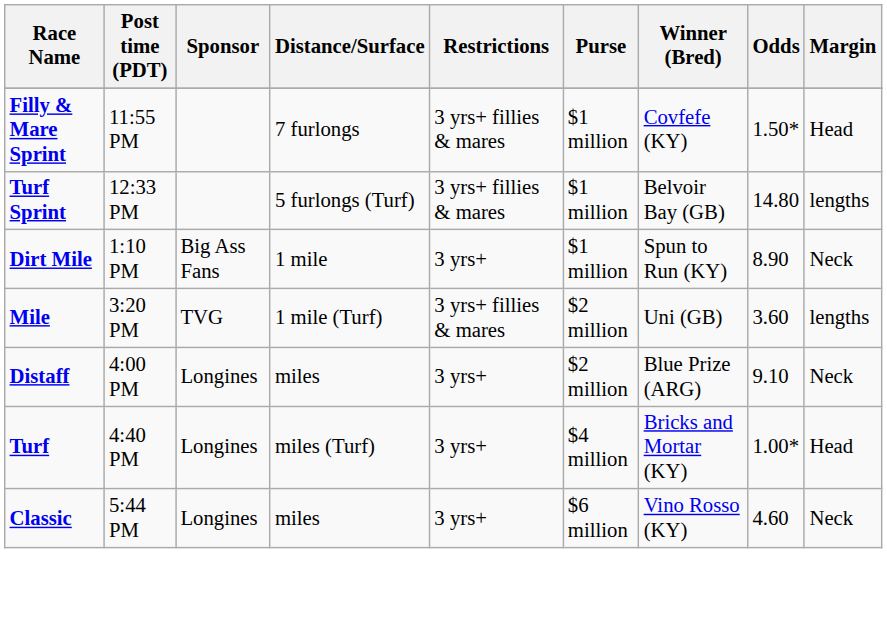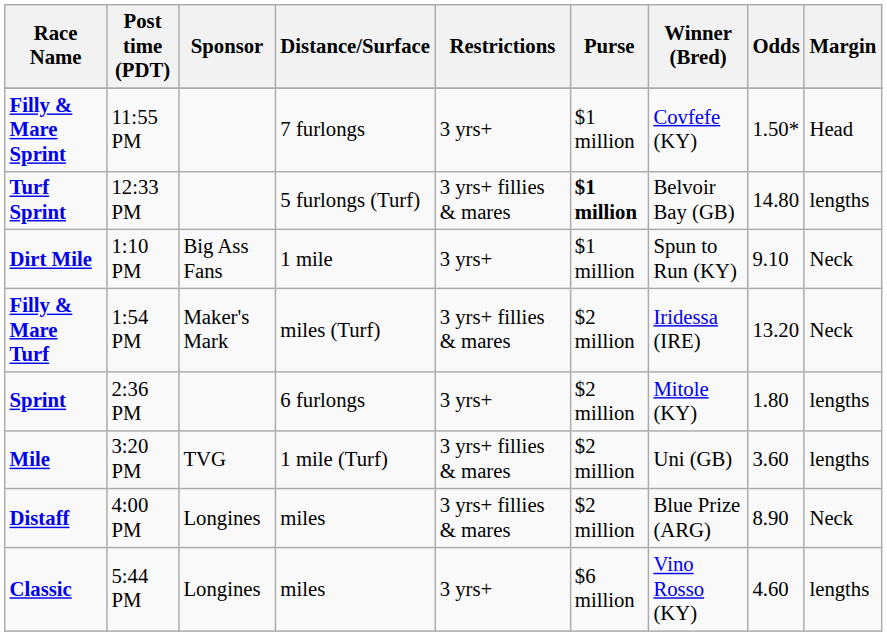(487, 129) 3 yrs+ fillies & mares -> (466, 129) 3 yrs+
(598, 200) normal -> (606, 200) bold
(771, 259) 8.90 -> (771, 259) 9.10
+ row: (41, 330)
+ row: (38, 401)
(461, 376) 3 yrs+ -> (492, 518) 3 yrs+ fillies & mares
(771, 376) 9.10 -> (771, 518) 8.90
- row: (29, 447)
(831, 518) Neck -> (839, 589) lengths
